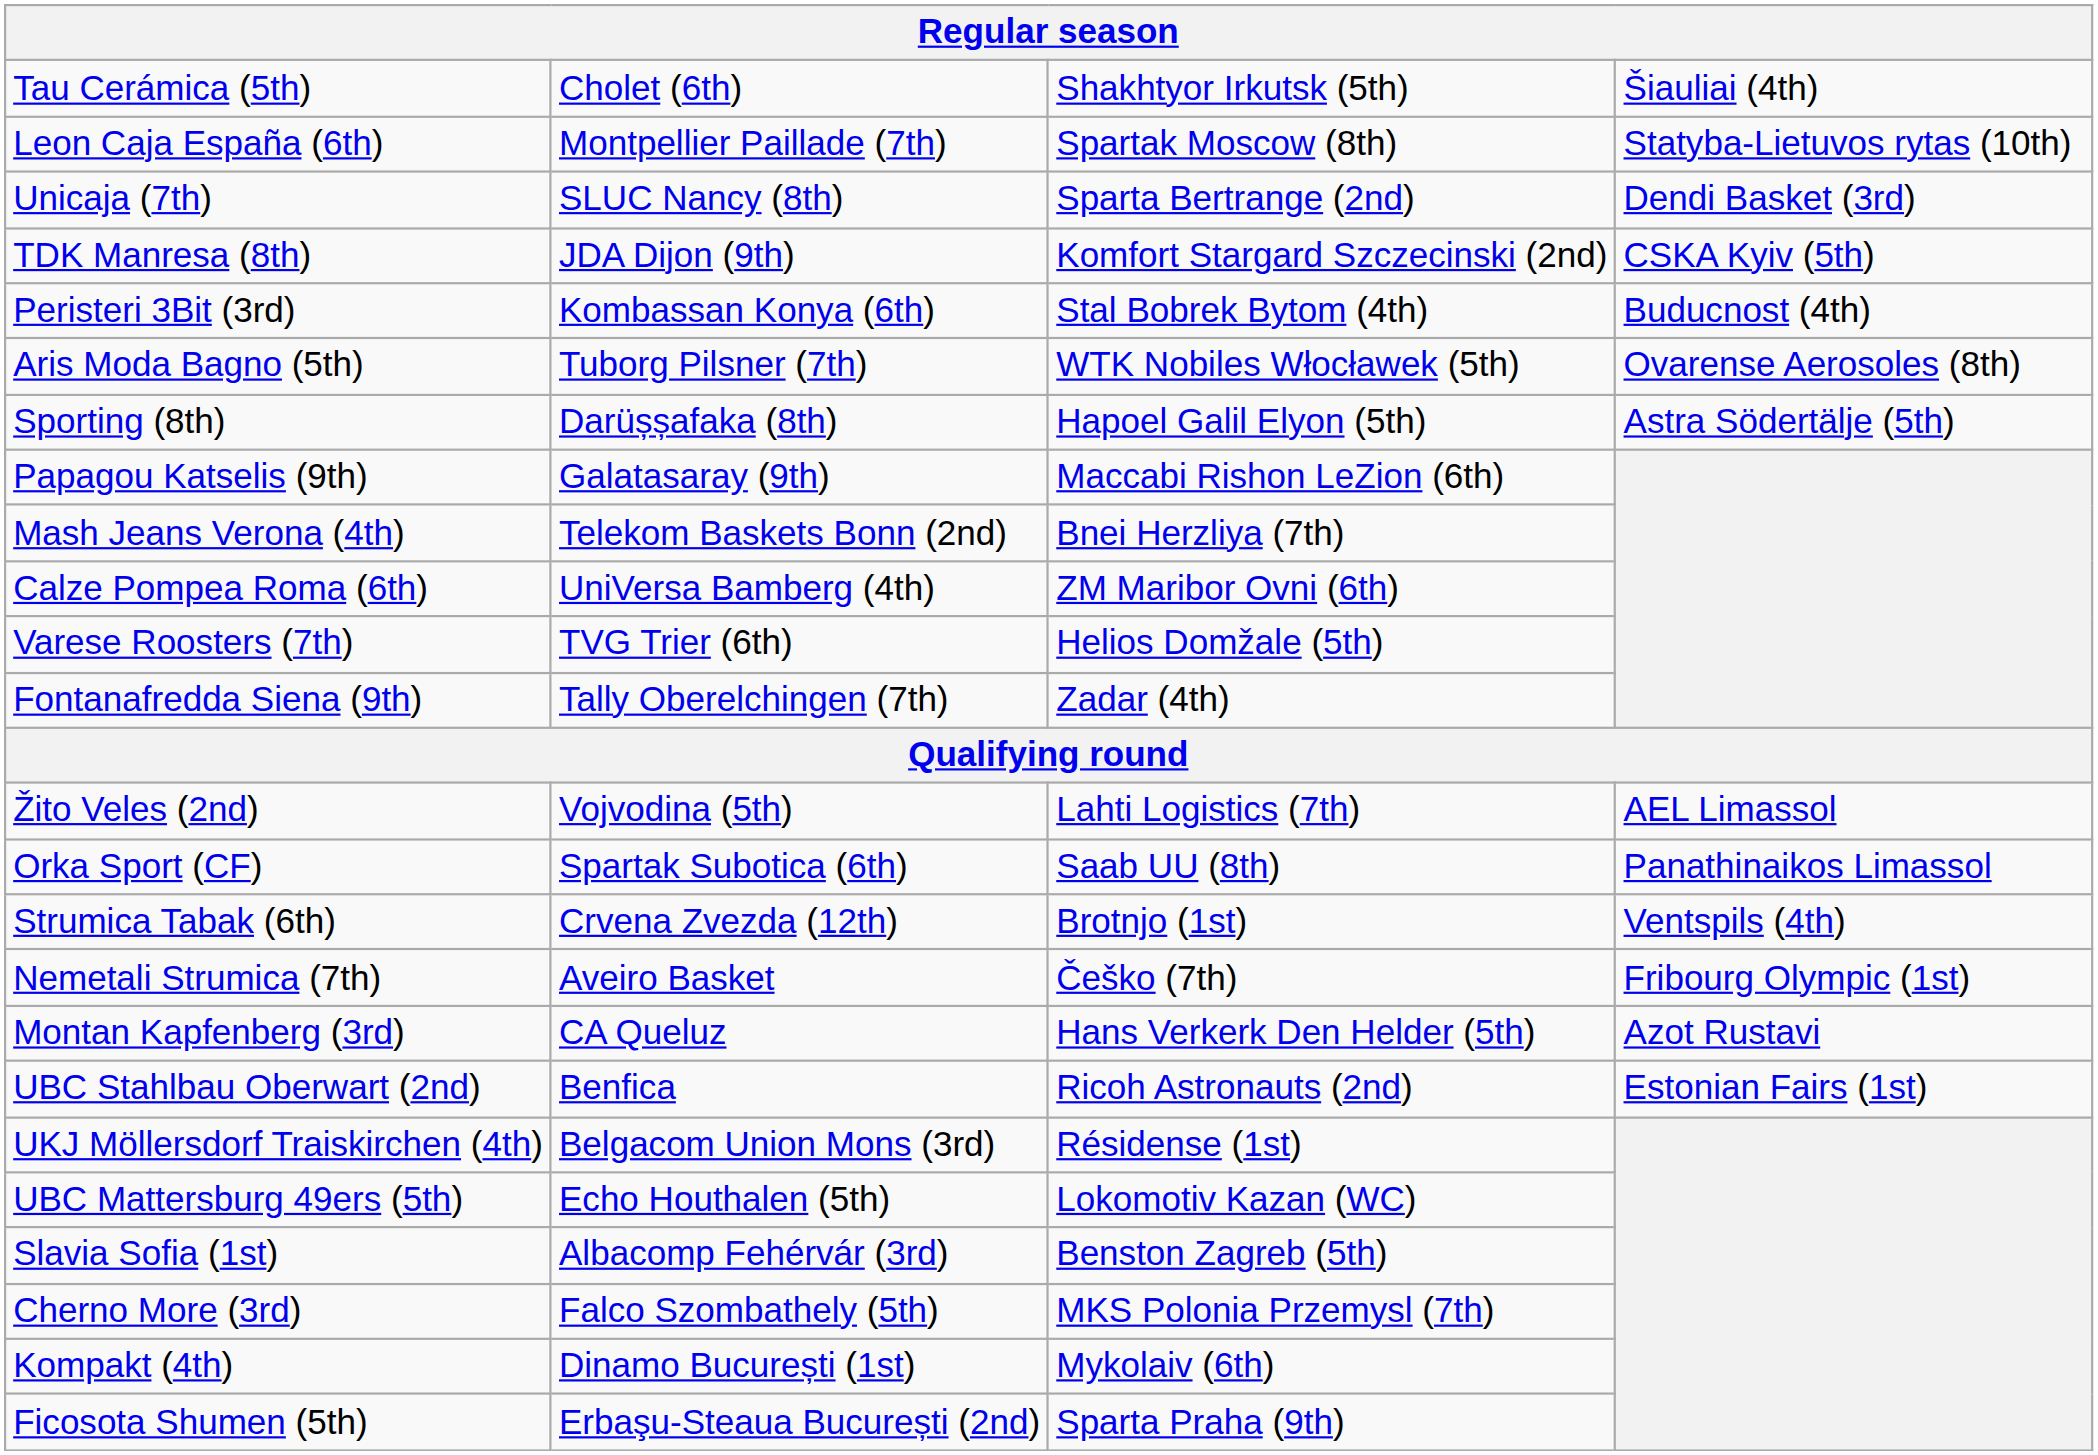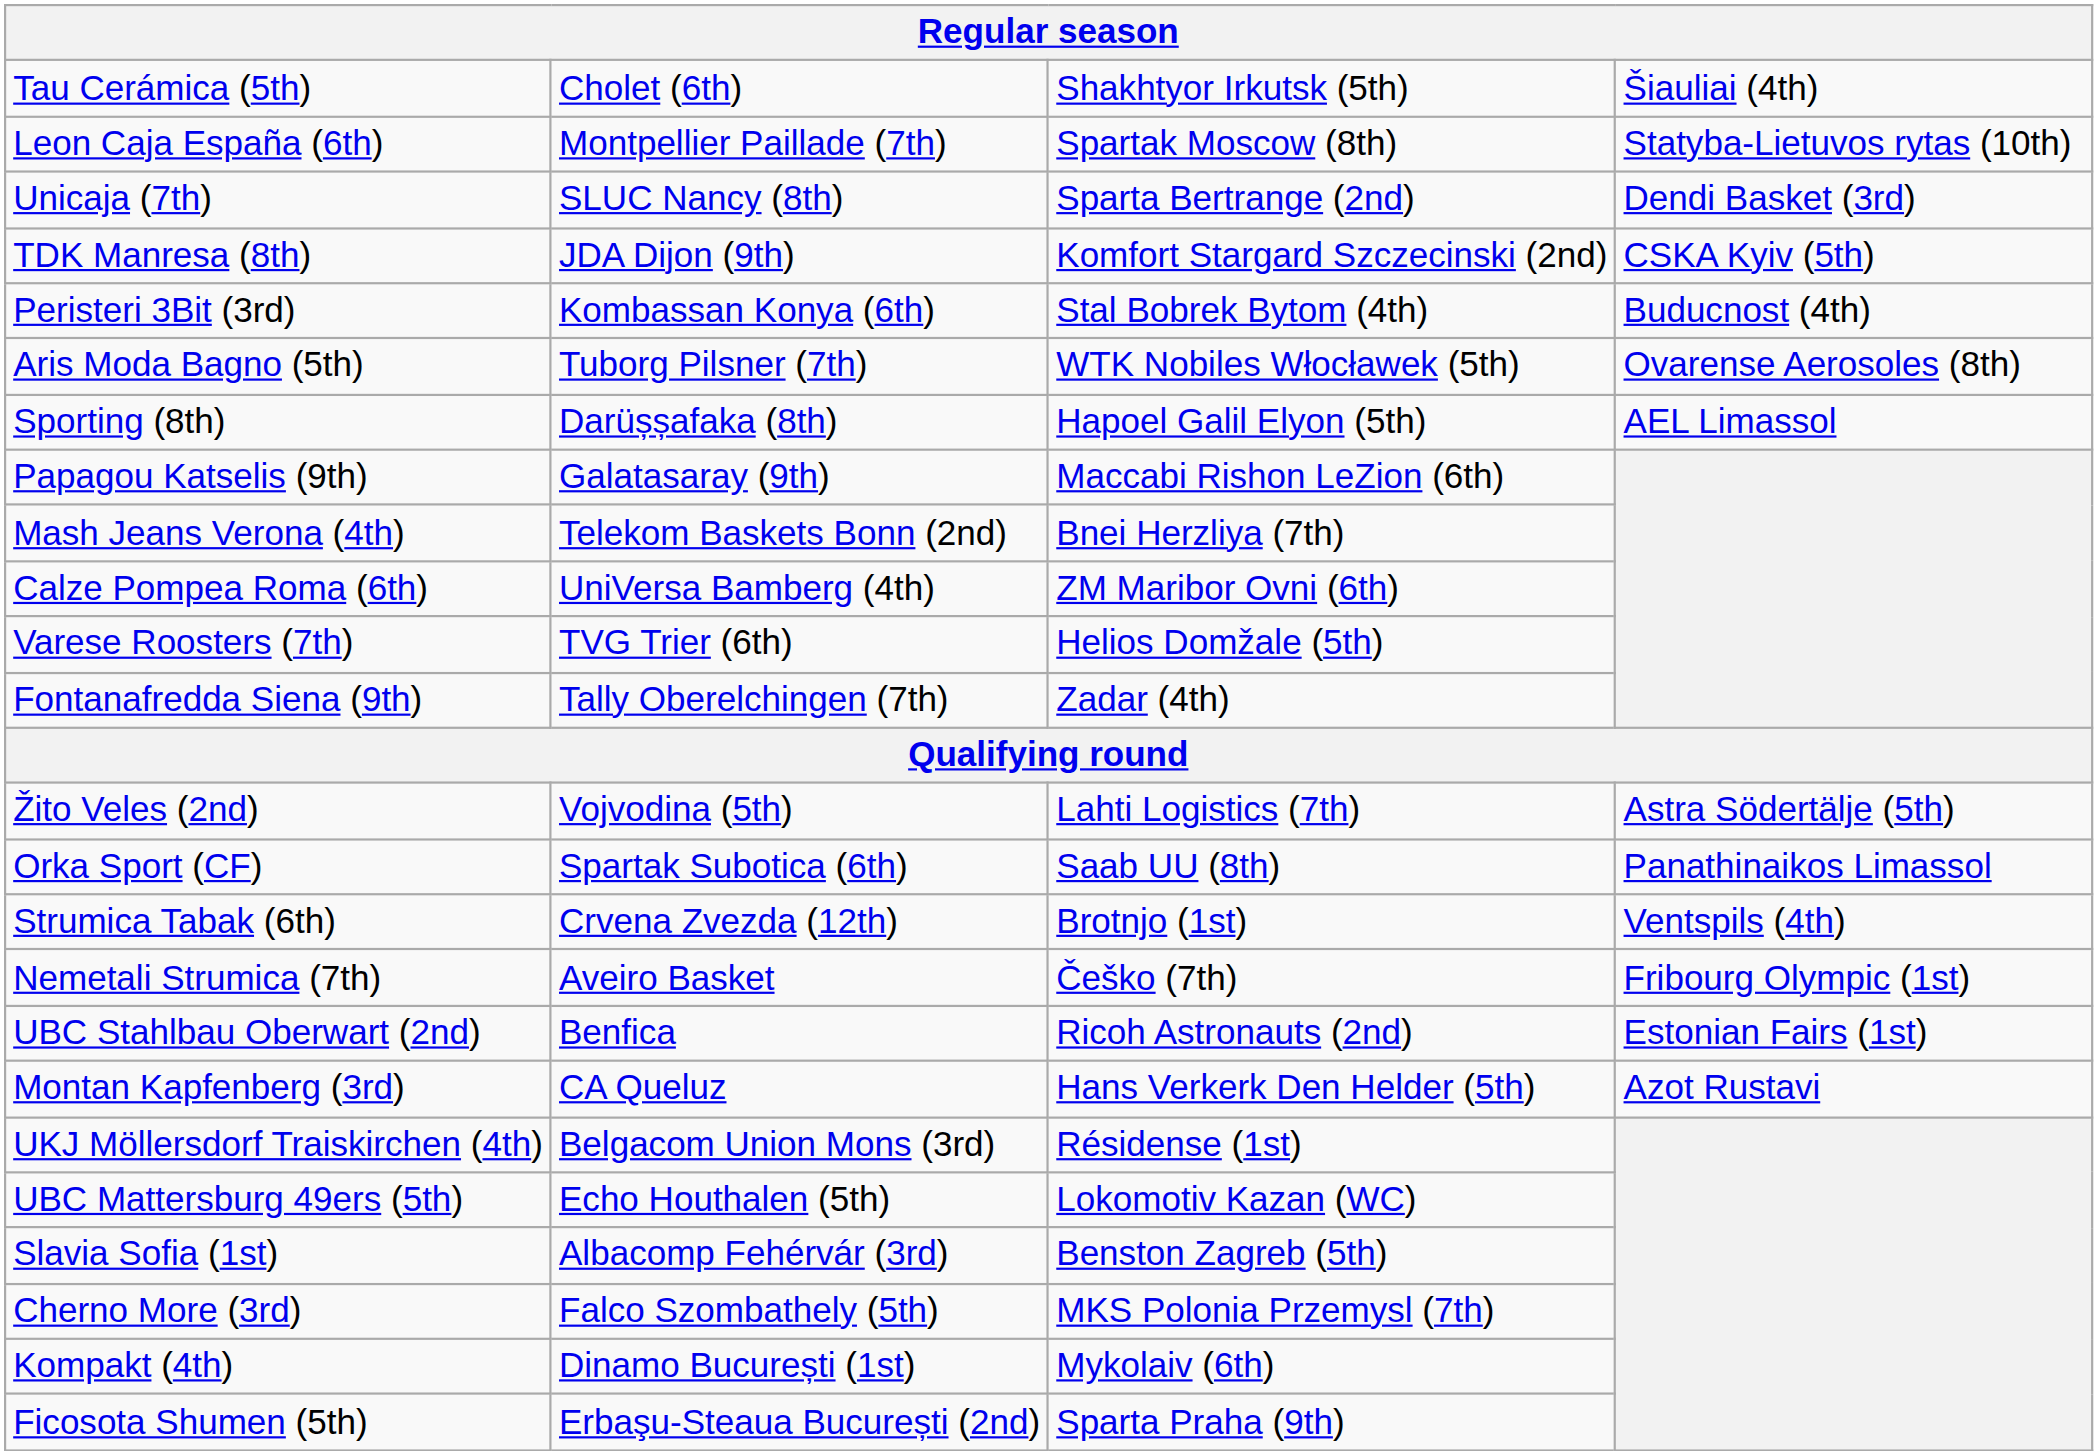(1789, 421) Astra Södertälje (5th) -> (1730, 421) AEL Limassol
(1730, 810) AEL Limassol -> (1789, 810) Astra Södertälje (5th)
rows swapped: (247, 1088) <-> (209, 1032)
